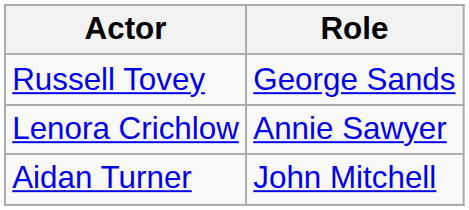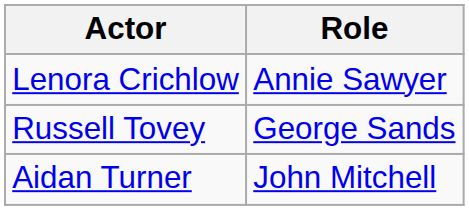rows swapped: (126, 128) <-> (109, 79)
